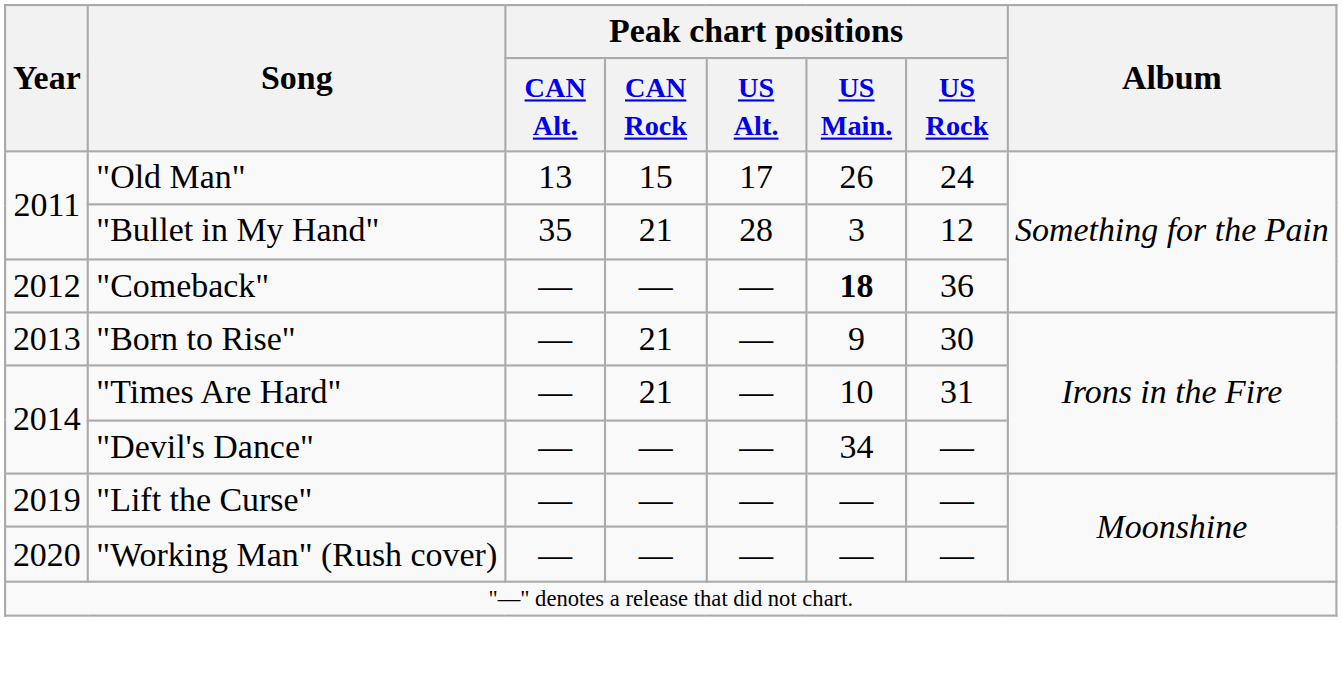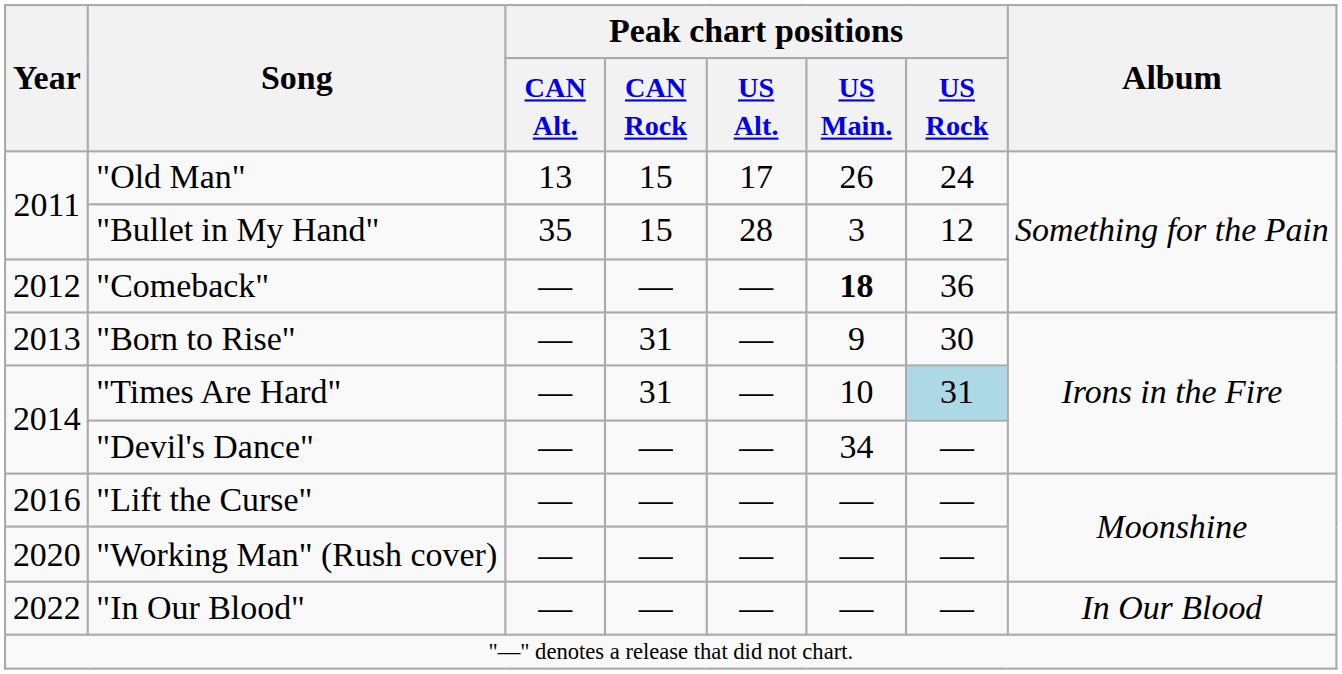(656, 230) 21 -> (656, 230) 15
(656, 338) 21 -> (656, 338) 31
(656, 392) 21 -> (656, 392) 31
(957, 392) no background -> (957, 392) lightblue background
(47, 499) 2019 -> (47, 499) 2016
+ row: (201, 607)
